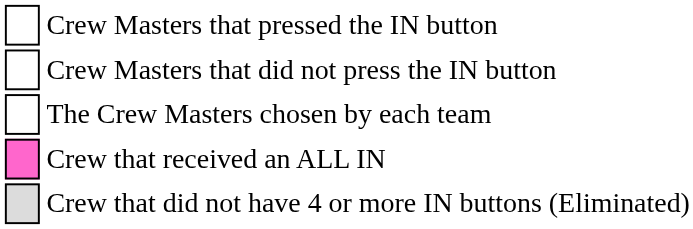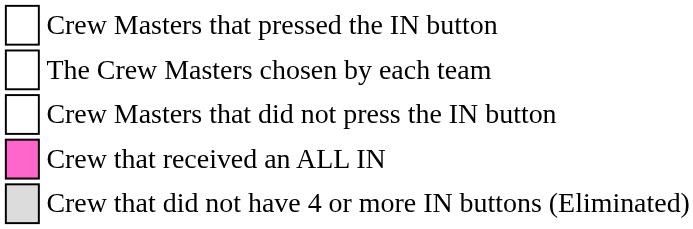rows swapped: (301, 69) <-> (269, 114)
